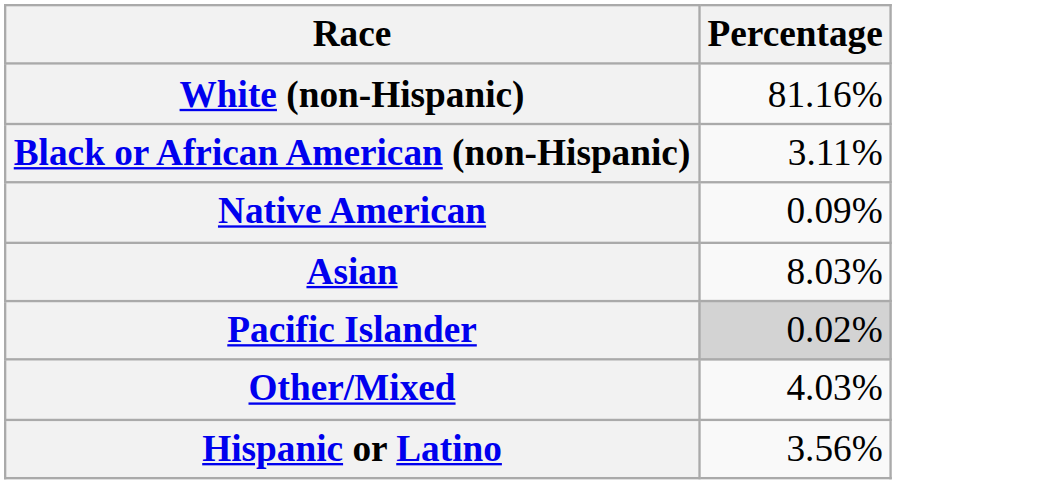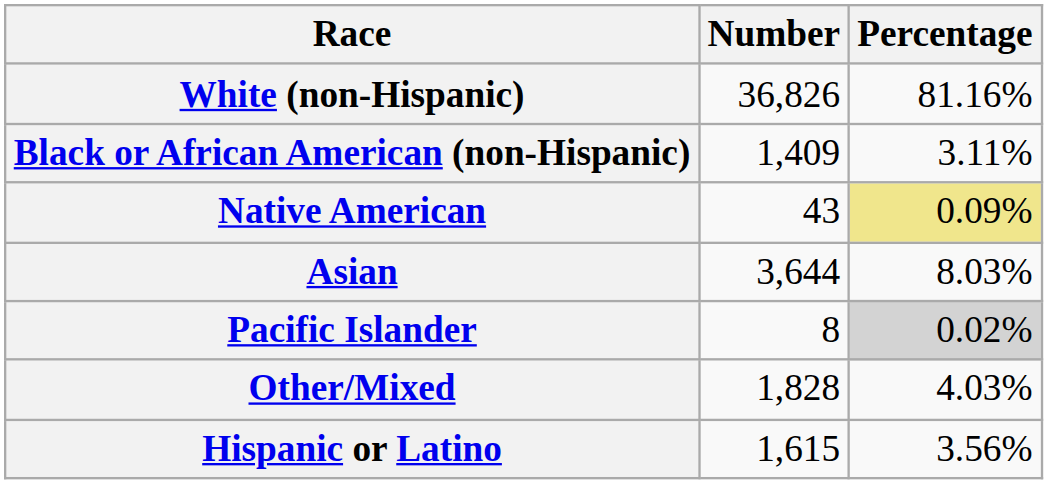+ column: (774, 34)
(835, 211) no background -> (984, 211) khaki background
